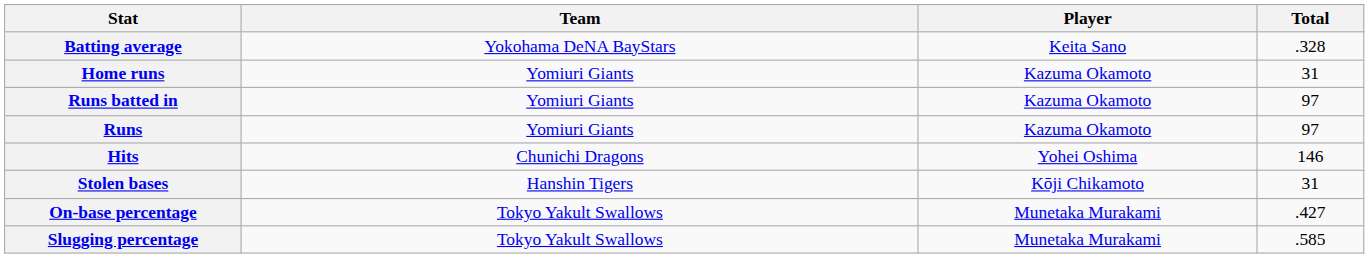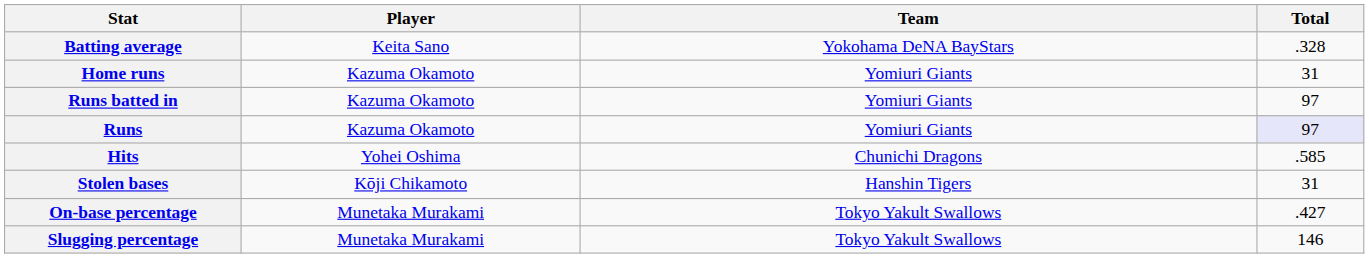columns swapped: (1088, 18) <-> (580, 18)
(1310, 128) no background -> (1310, 128) lavender background
(1310, 156) 146 -> (1310, 156) .585
(1310, 239) .585 -> (1310, 239) 146
